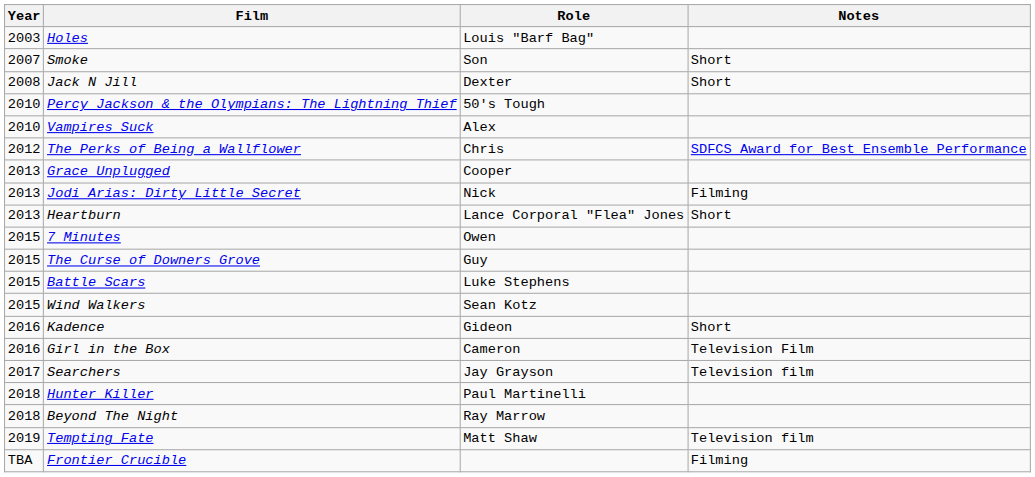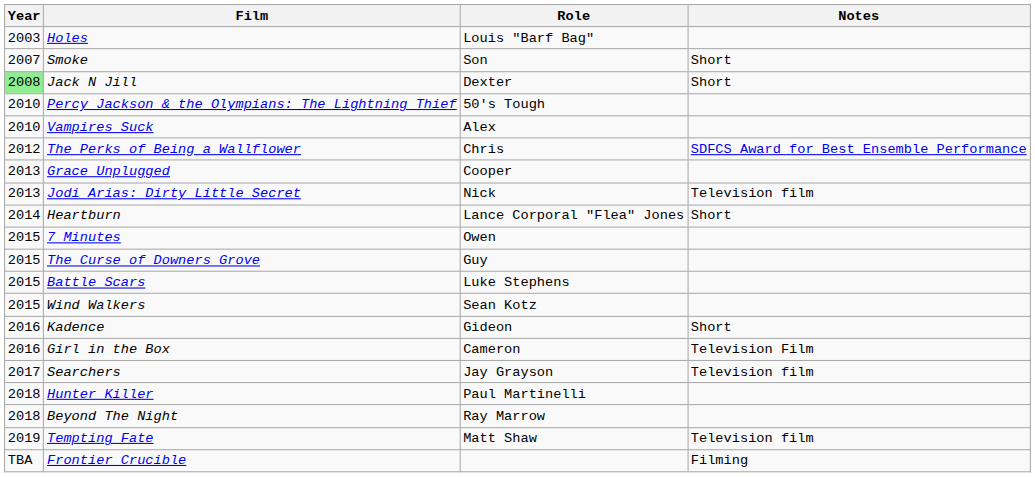(24, 82) no background -> (24, 82) lightgreen background
(719, 194) Filming -> (752, 194) Television film
(24, 216) 2013 -> (24, 216) 2014
